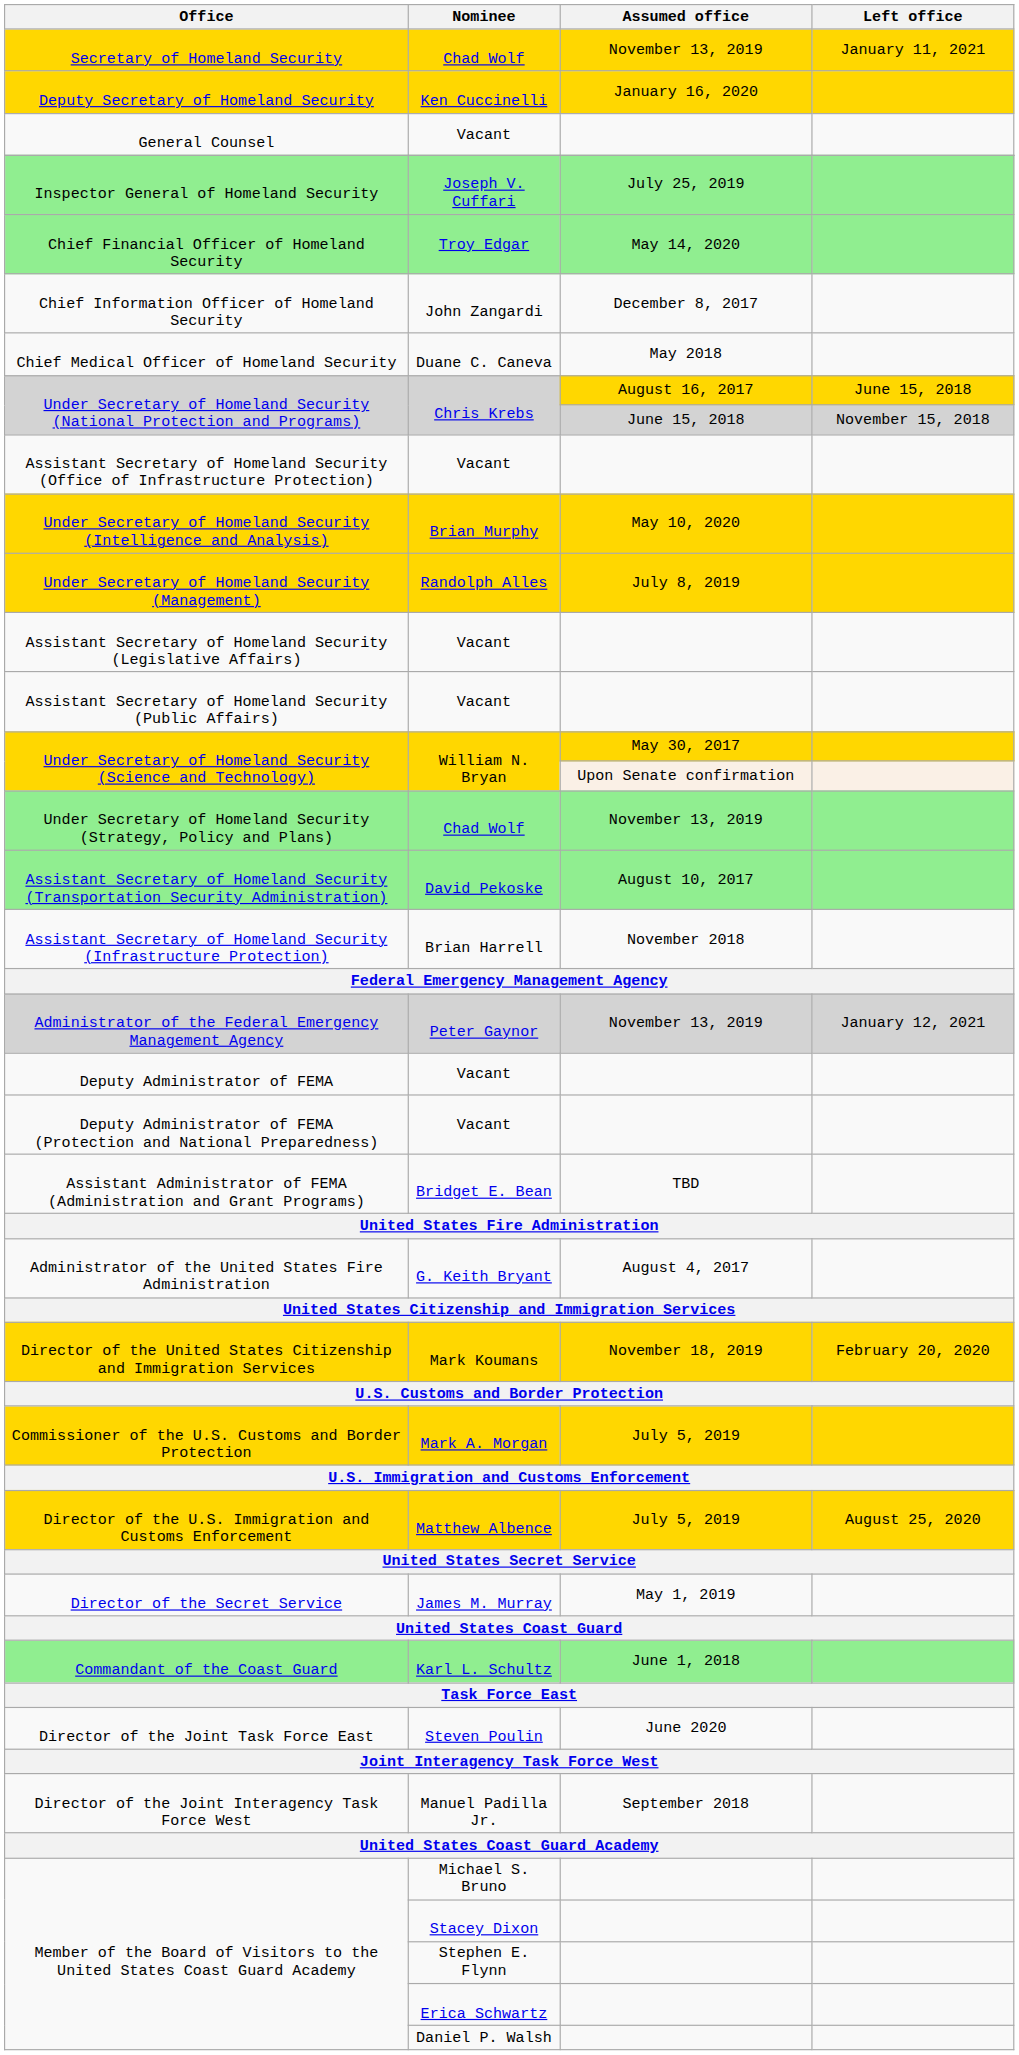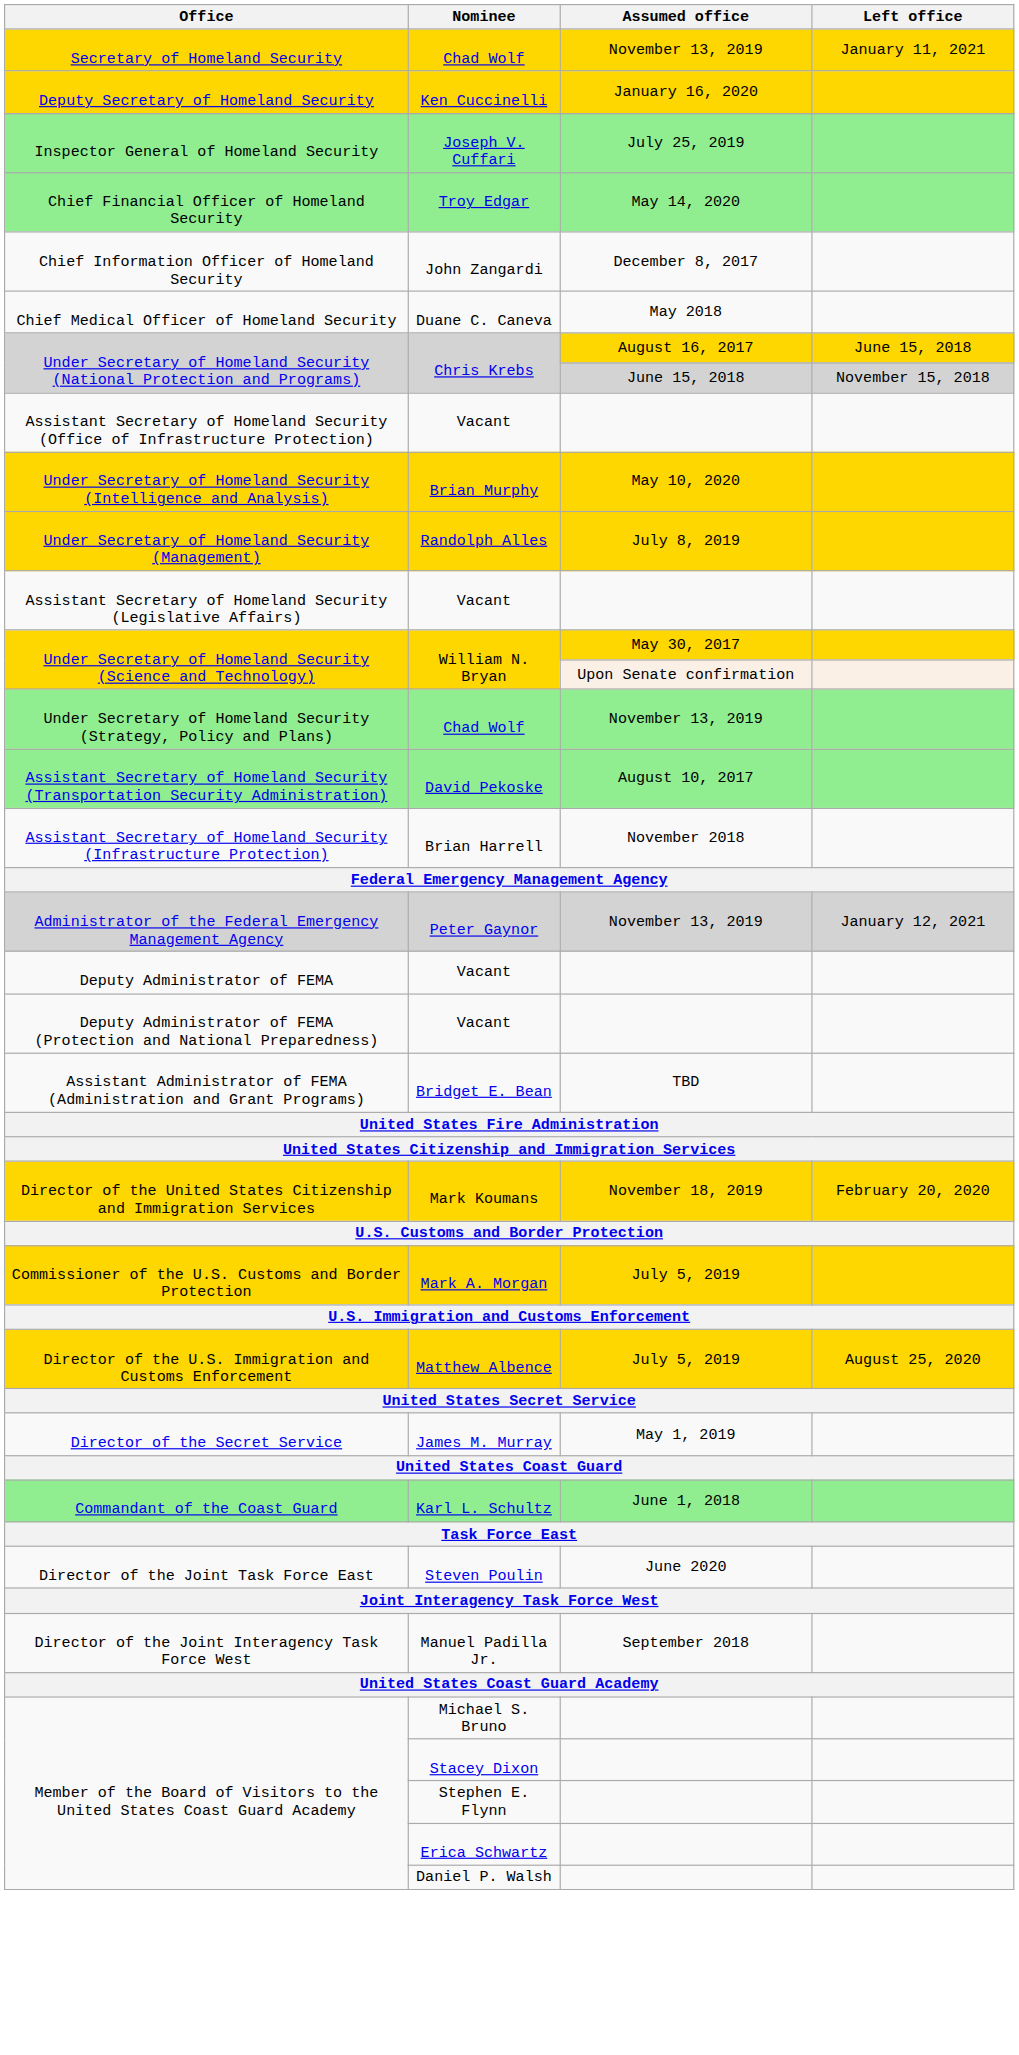- row: (206, 143)
- row: (206, 710)
- row: (206, 1277)
